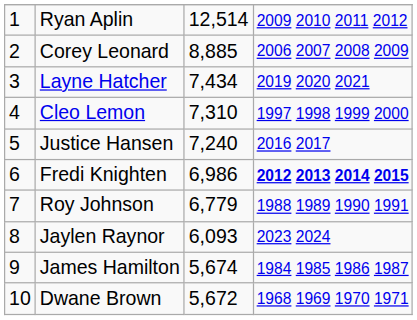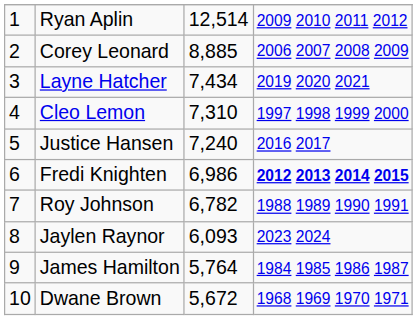(213, 205) 6,779 -> (213, 205) 6,782
(213, 267) 5,674 -> (213, 267) 5,764
